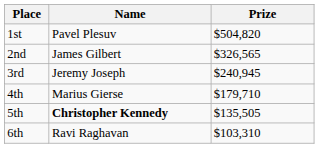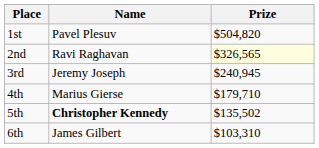(87, 53) James Gilbert -> (90, 53) Ravi Raghavan
(237, 53) no background -> (237, 53) lightyellow background
(237, 113) $135,505 -> (237, 113) $135,502
(90, 133) Ravi Raghavan -> (87, 133) James Gilbert
